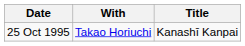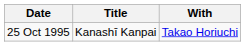columns swapped: (197, 13) <-> (113, 13)
